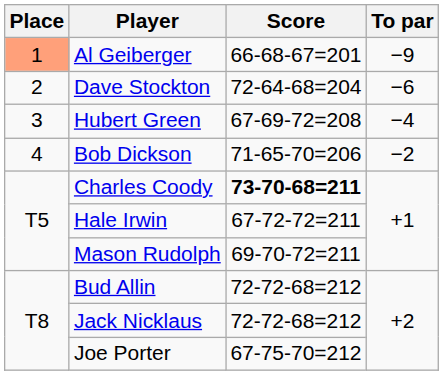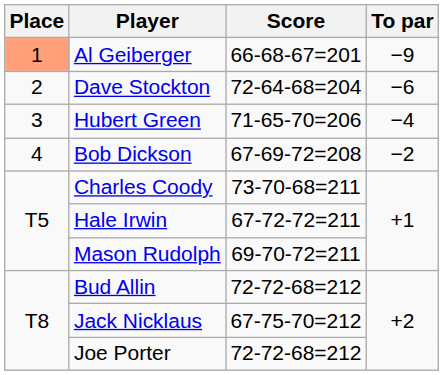(296, 120) 67-69-72=208 -> (296, 120) 71-65-70=206
(296, 154) 71-65-70=206 -> (296, 154) 67-69-72=208
(296, 187) bold -> (296, 187) normal
(296, 320) 72-72-68=212 -> (296, 320) 67-75-70=212
(296, 353) 67-75-70=212 -> (296, 353) 72-72-68=212
